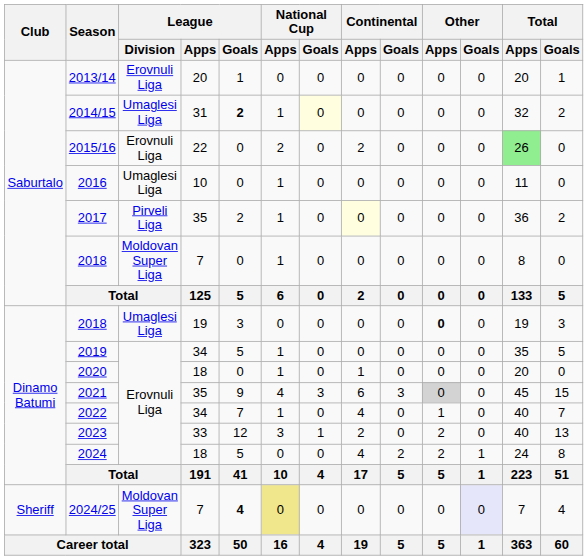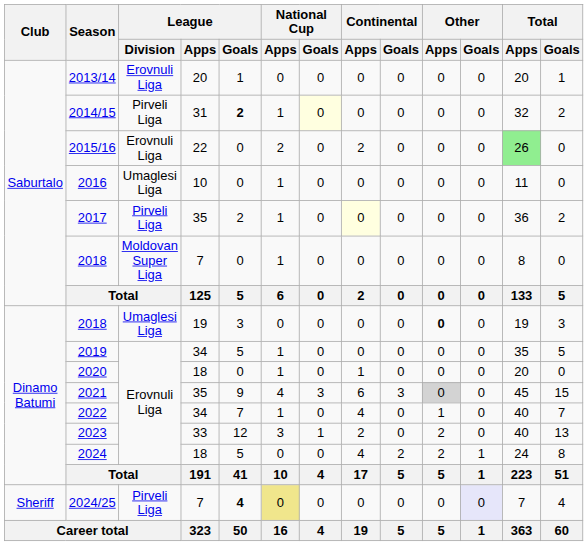(150, 112) Umaglesi Liga -> (150, 112) Pirveli Liga
(150, 509) Moldovan Super Liga -> (150, 502) Pirveli Liga
